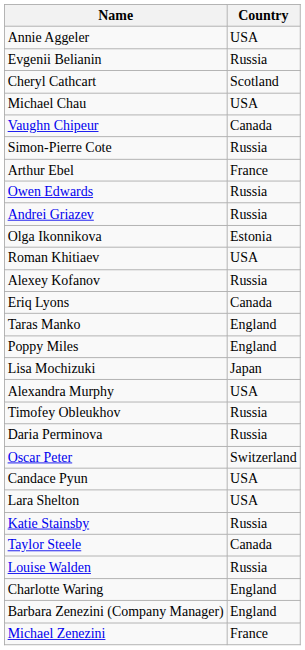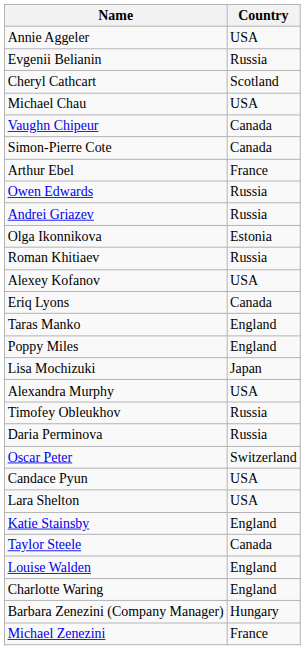(249, 147) Russia -> (251, 147) Canada
(244, 258) USA -> (249, 258) Russia
(249, 280) Russia -> (244, 280) USA
(249, 523) Russia -> (253, 523) England
(249, 567) Russia -> (253, 567) England
(253, 611) England -> (254, 611) Hungary
